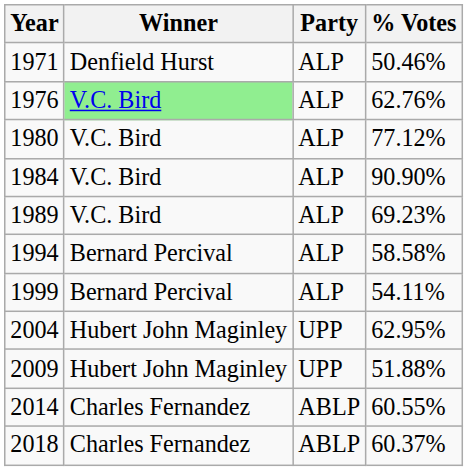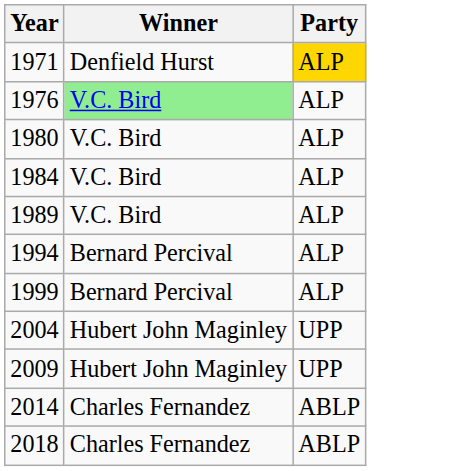- column: (414, 23)
(321, 61) no background -> (321, 61) gold background
